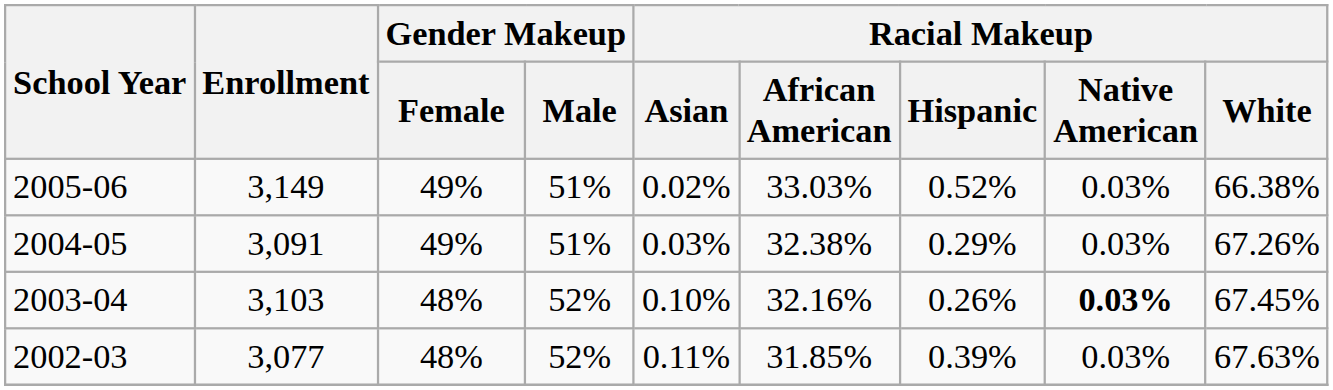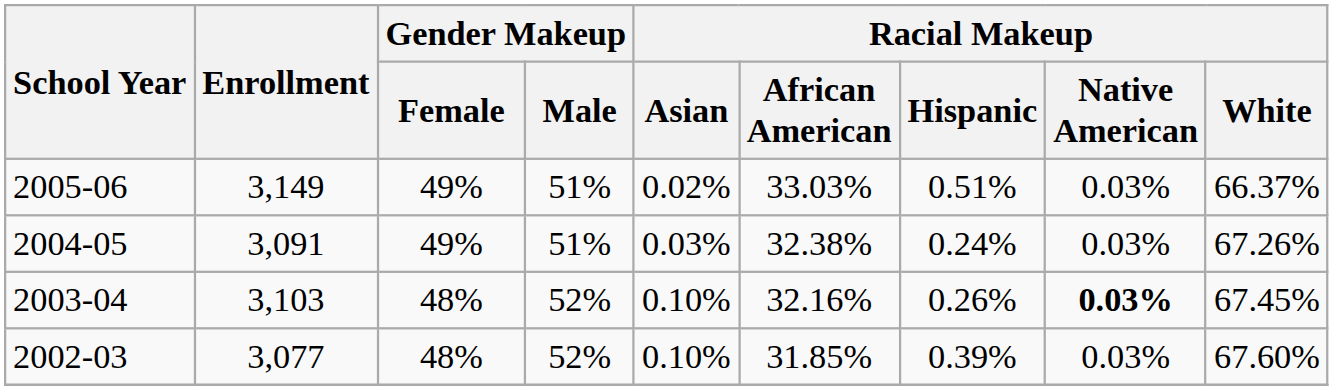(972, 186) 0.52% -> (972, 186) 0.51%
(1267, 186) 66.38% -> (1267, 186) 66.37%
(972, 243) 0.29% -> (972, 243) 0.24%
(686, 356) 0.11% -> (686, 356) 0.10%
(1267, 356) 67.63% -> (1267, 356) 67.60%
